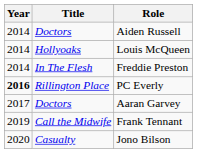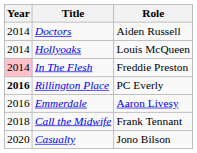(18, 67) no background -> (18, 67) pink background
+ row: (148, 103)
- row: (149, 103)
(18, 121) 2019 -> (18, 121) 2018
